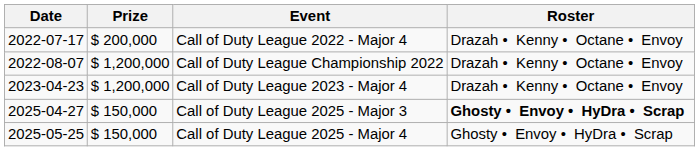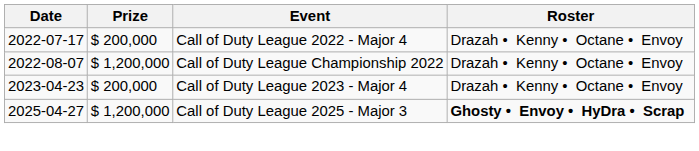(130, 87) $ 1,200,000 -> (124, 87) $ 200,000
(124, 110) $ 150,000 -> (130, 110) $ 1,200,000
- row: (292, 134)
